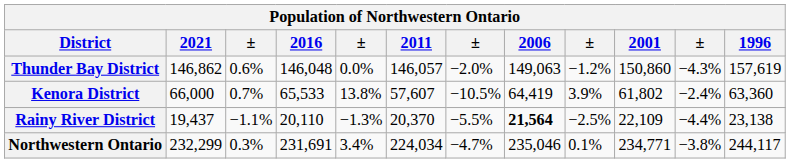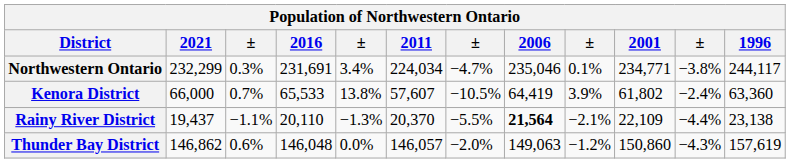rows swapped: (85, 145) <-> (85, 68)
(590, 119) −2.5% -> (590, 119) −2.1%
